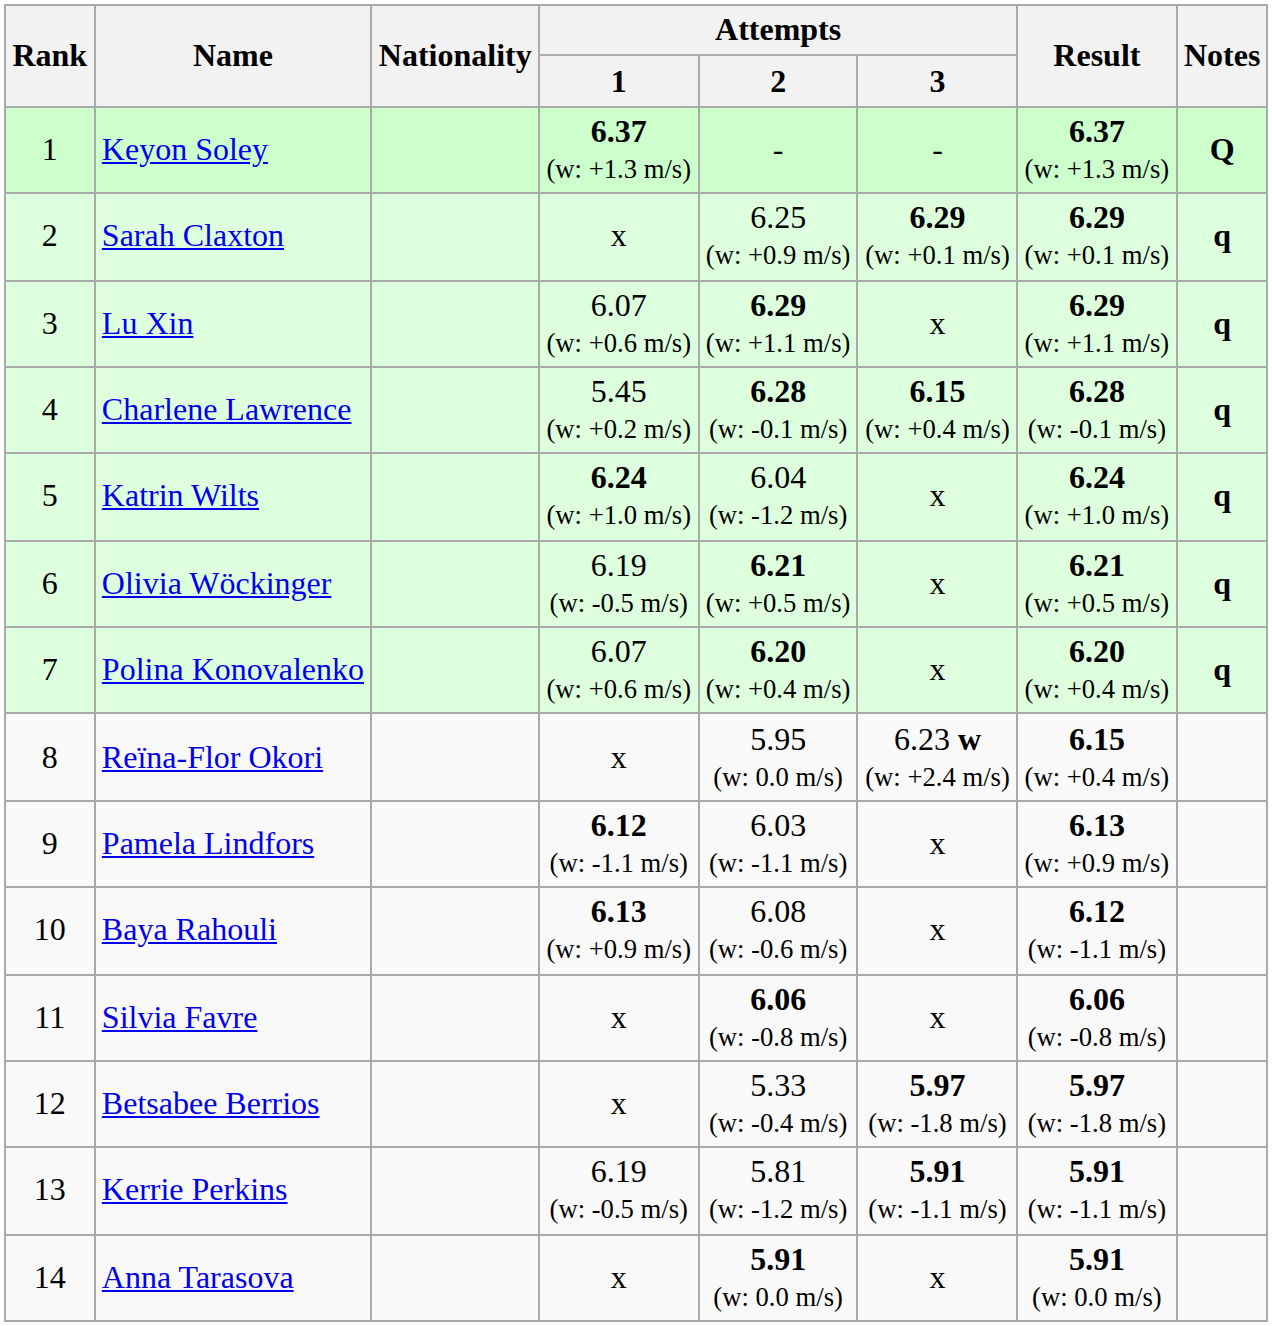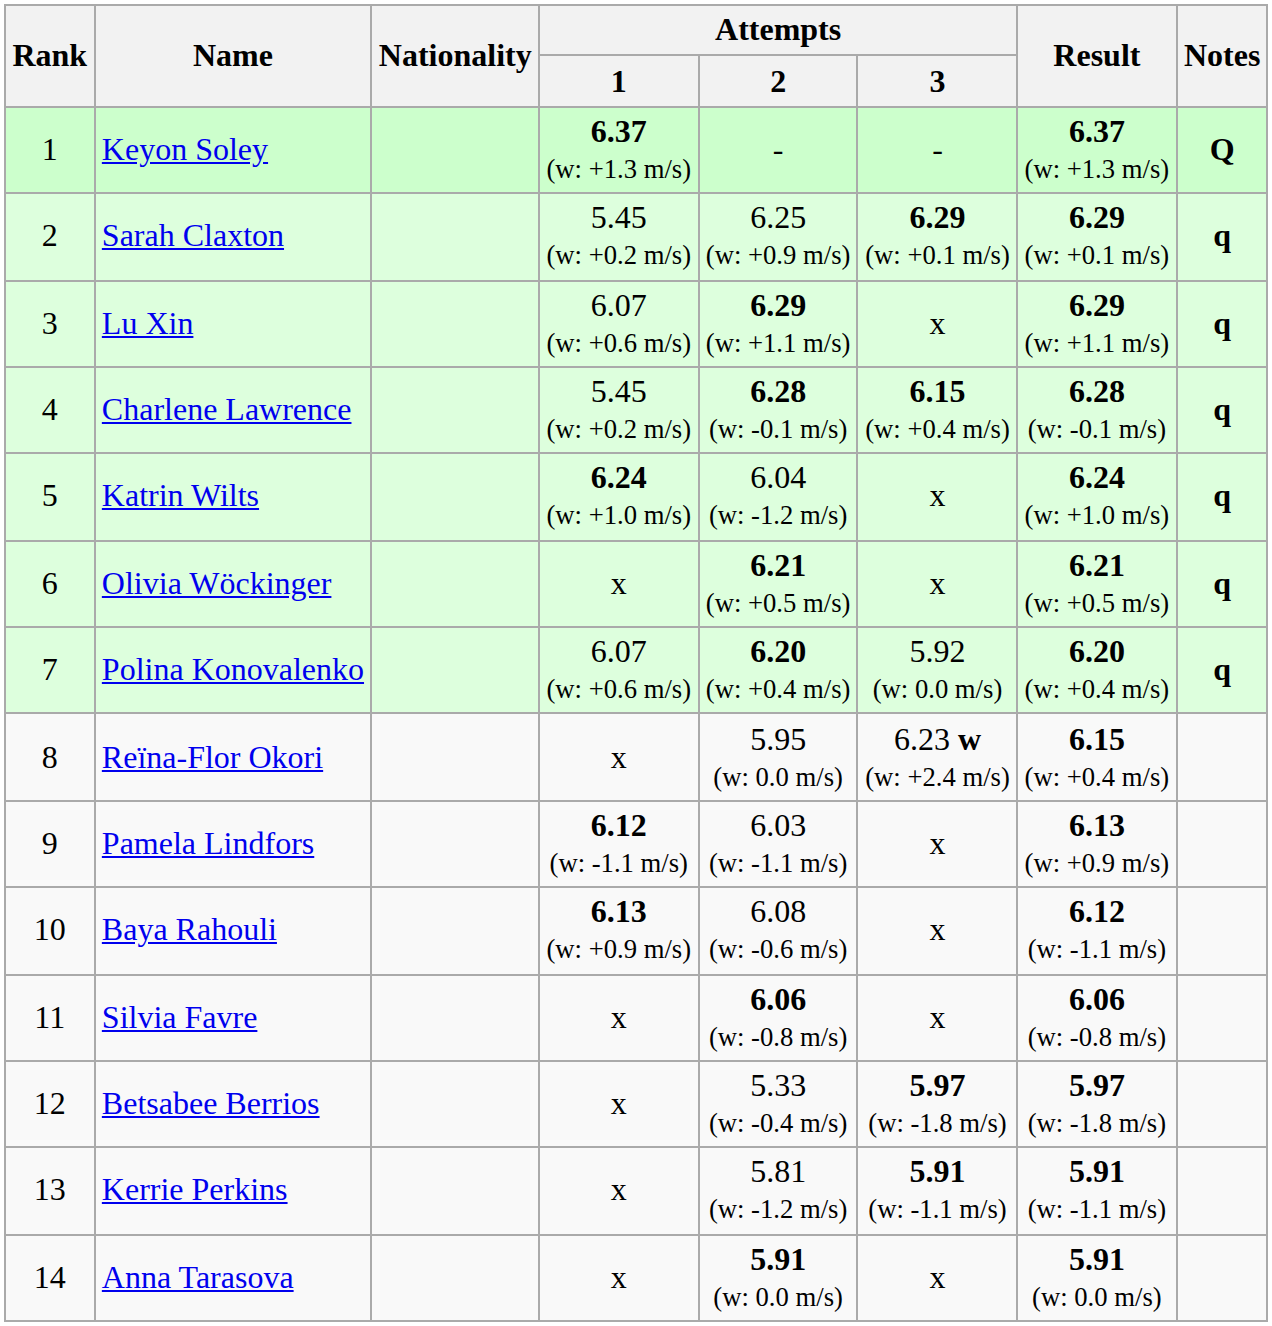(619, 236) x -> (619, 236) 5.45 (w: +0.2 m/s)
(619, 583) 6.19 (w: -0.5 m/s) -> (619, 583) x
(938, 669) x -> (937, 669) 5.92 (w: 0.0 m/s)
(619, 1190) 6.19 (w: -0.5 m/s) -> (619, 1190) x
